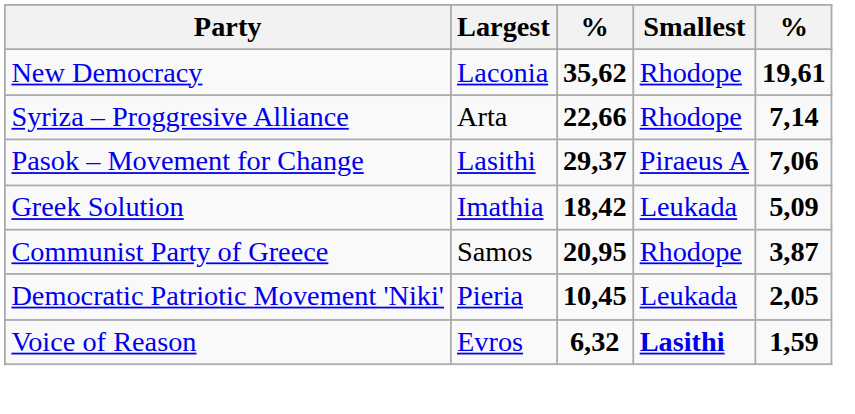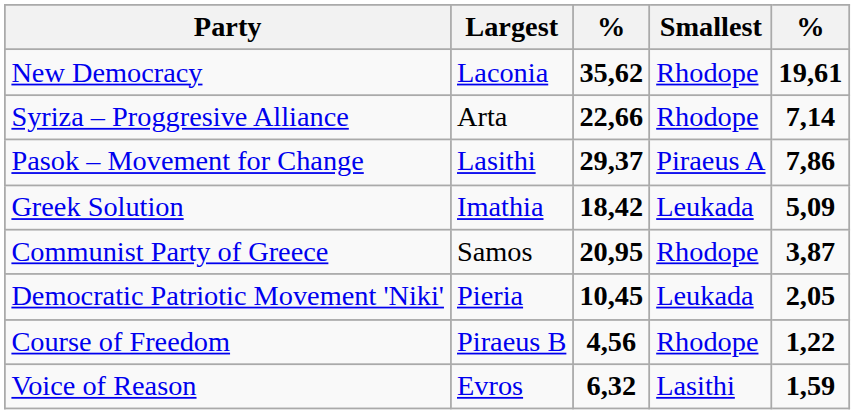(794, 161) 7,06 -> (810, 161) 7,86
+ row: (121, 341)
(682, 341) bold -> (696, 386) normal
